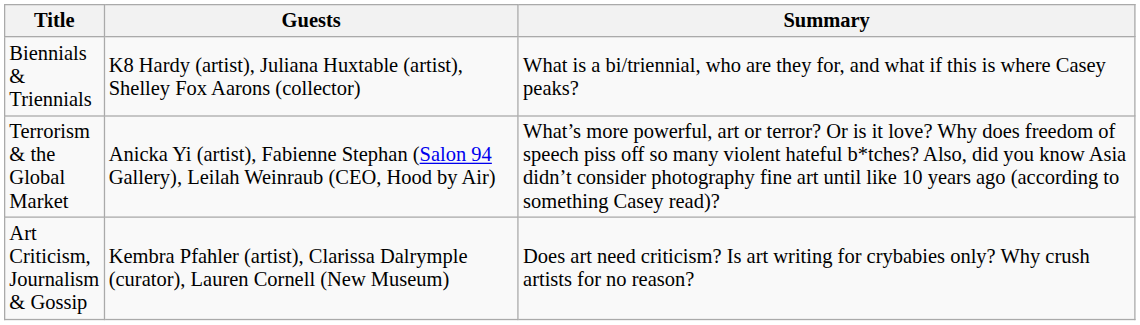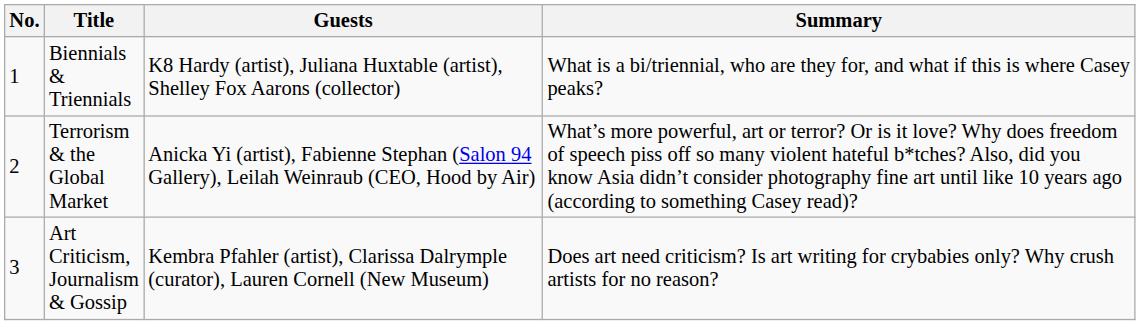+ column: (24, 20)
